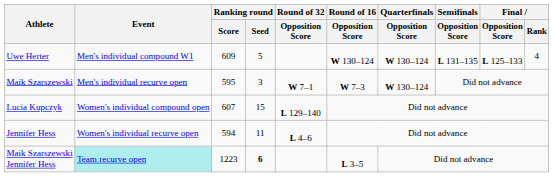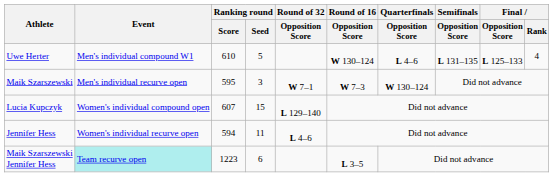(229, 56) 609 -> (229, 56) 610
(407, 62) W 130–124 -> (407, 62) L 4–6
(260, 159) bold -> (260, 159) normal
